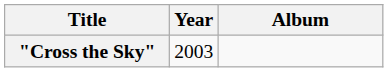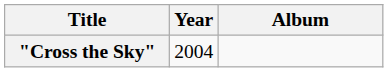(194, 50) 2003 -> (194, 50) 2004
